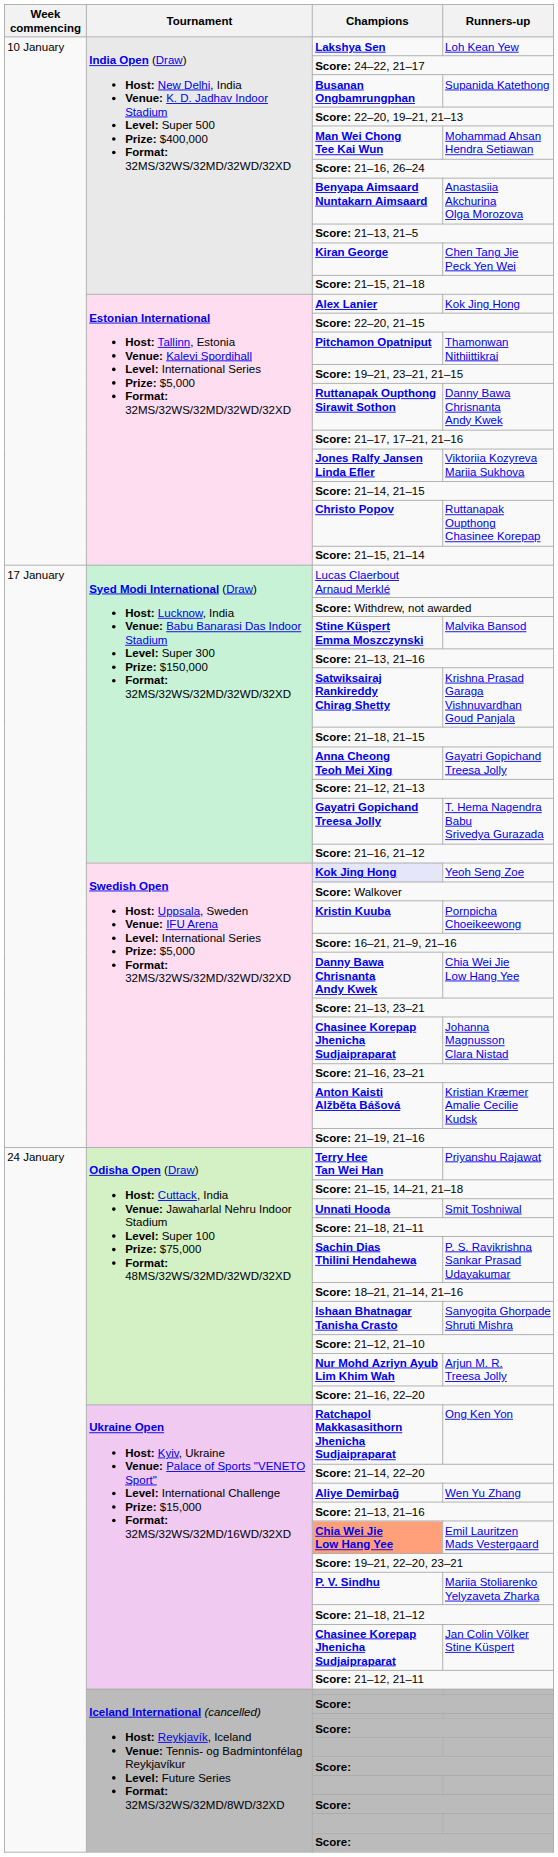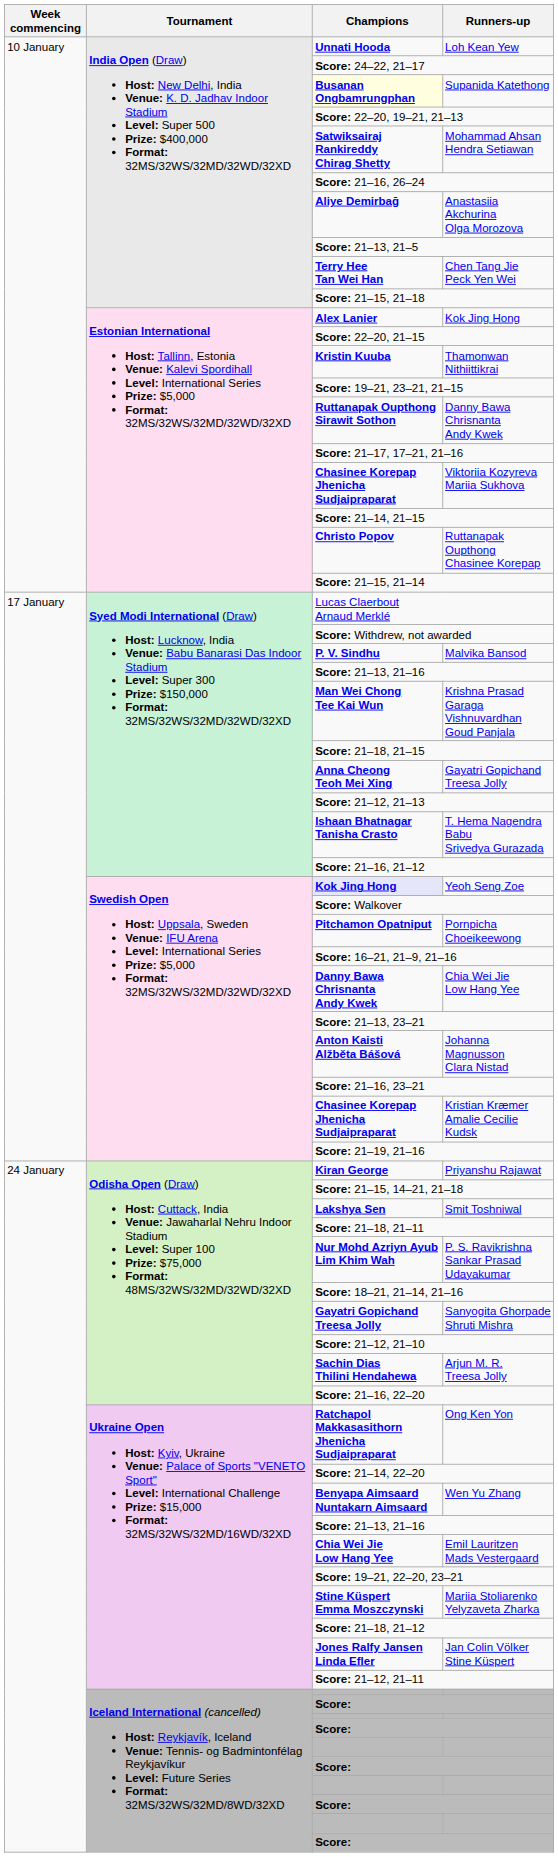(350, 46) Lakshya Sen -> (353, 46) Unnati Hooda
(365, 91) no background -> (365, 91) lightyellow background
(358, 142) Man Wei Chong Tee Kai Wun -> (353, 149) Satwiksairaj Rankireddy Chirag Shetty
(371, 194) Benyapa Aimsaard Nuntakarn Aimsaard -> (357, 201) Aliye Demirbağ
(352, 252) Kiran George -> (349, 272) Terry Hee Tan Wei Han
(373, 342) Pitchamon Opatniput -> (353, 355) Kristin Kuuba
(369, 465) Jones Ralfy Jansen Linda Efler -> (366, 485) Chasinee Korepap Jhenicha Sudjaipraparat
(369, 633) Stine Küspert Emma Moszczynski -> (347, 653) P. V. Sindhu
(353, 691) Satwiksairaj Rankireddy Chirag Shetty -> (358, 698) Man Wei Chong Tee Kai Wun
(367, 814) Gayatri Gopichand Treesa Jolly -> (364, 828) Ishaan Bhatnagar Tanisha Crasto
(353, 910) Kristin Kuuba -> (373, 924) Pitchamon Opatniput
(366, 1040) Chasinee Korepap Jhenicha Sudjaipraparat -> (358, 1047) Anton Kaisti Alžběta Bášová
(358, 1098) Anton Kaisti Alžběta Bášová -> (366, 1119) Chasinee Korepap Jhenicha Sudjaipraparat
(349, 1163) Terry Hee Tan Wei Han -> (352, 1170) Kiran George
(353, 1208) Unnati Hooda -> (350, 1208) Lakshya Sen
(366, 1253) Sachin Dias Thilini Hendahewa -> (377, 1253) Nur Mohd Azriyn Ayub Lim Khim Wah
(364, 1318) Ishaan Bhatnagar Tanisha Crasto -> (367, 1318) Gayatri Gopichand Treesa Jolly
(377, 1369) Nur Mohd Azriyn Ayub Lim Khim Wah -> (366, 1369) Sachin Dias Thilini Hendahewa
(357, 1492) Aliye Demirbağ -> (371, 1499) Benyapa Aimsaard Nuntakarn Aimsaard
(354, 1537) lightsalmon background -> (354, 1551) no background
(347, 1582) P. V. Sindhu -> (369, 1602) Stine Küspert Emma Moszczynski
(366, 1647) Chasinee Korepap Jhenicha Sudjaipraparat -> (369, 1654) Jones Ralfy Jansen Linda Efler
